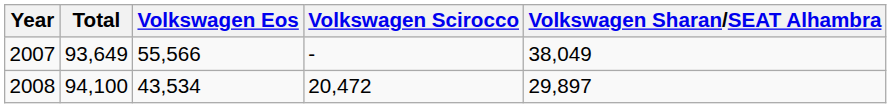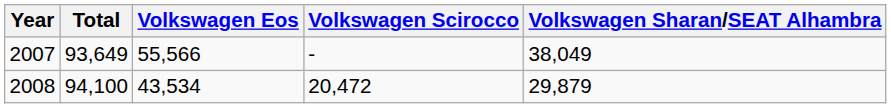(560, 86) 29,897 -> (560, 86) 29,879
